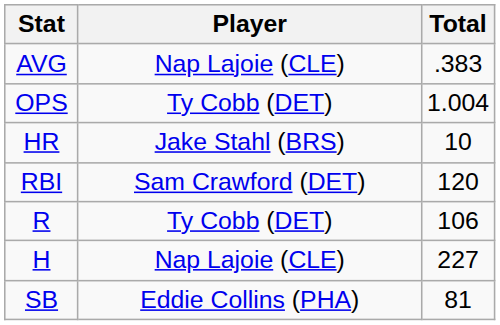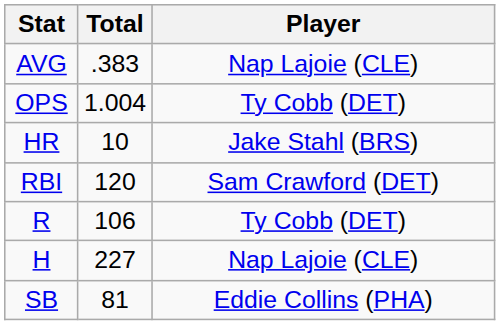columns swapped: (250, 24) <-> (458, 24)
